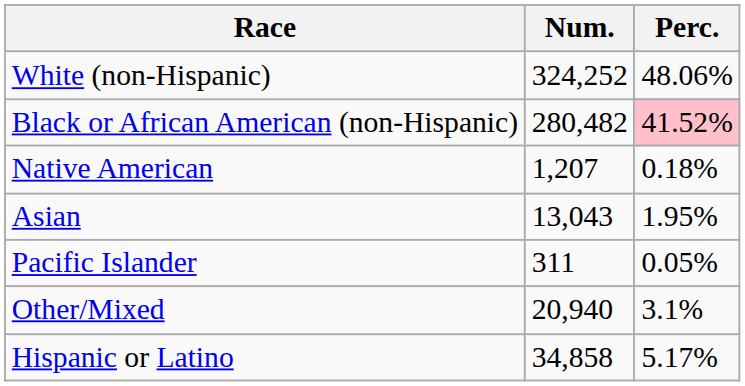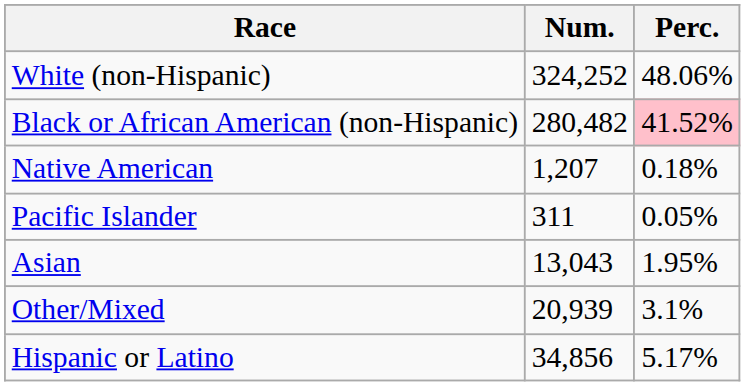rows swapped: (46, 215) <-> (104, 262)
(572, 309) 20,940 -> (572, 309) 20,939
(572, 356) 34,858 -> (572, 356) 34,856
